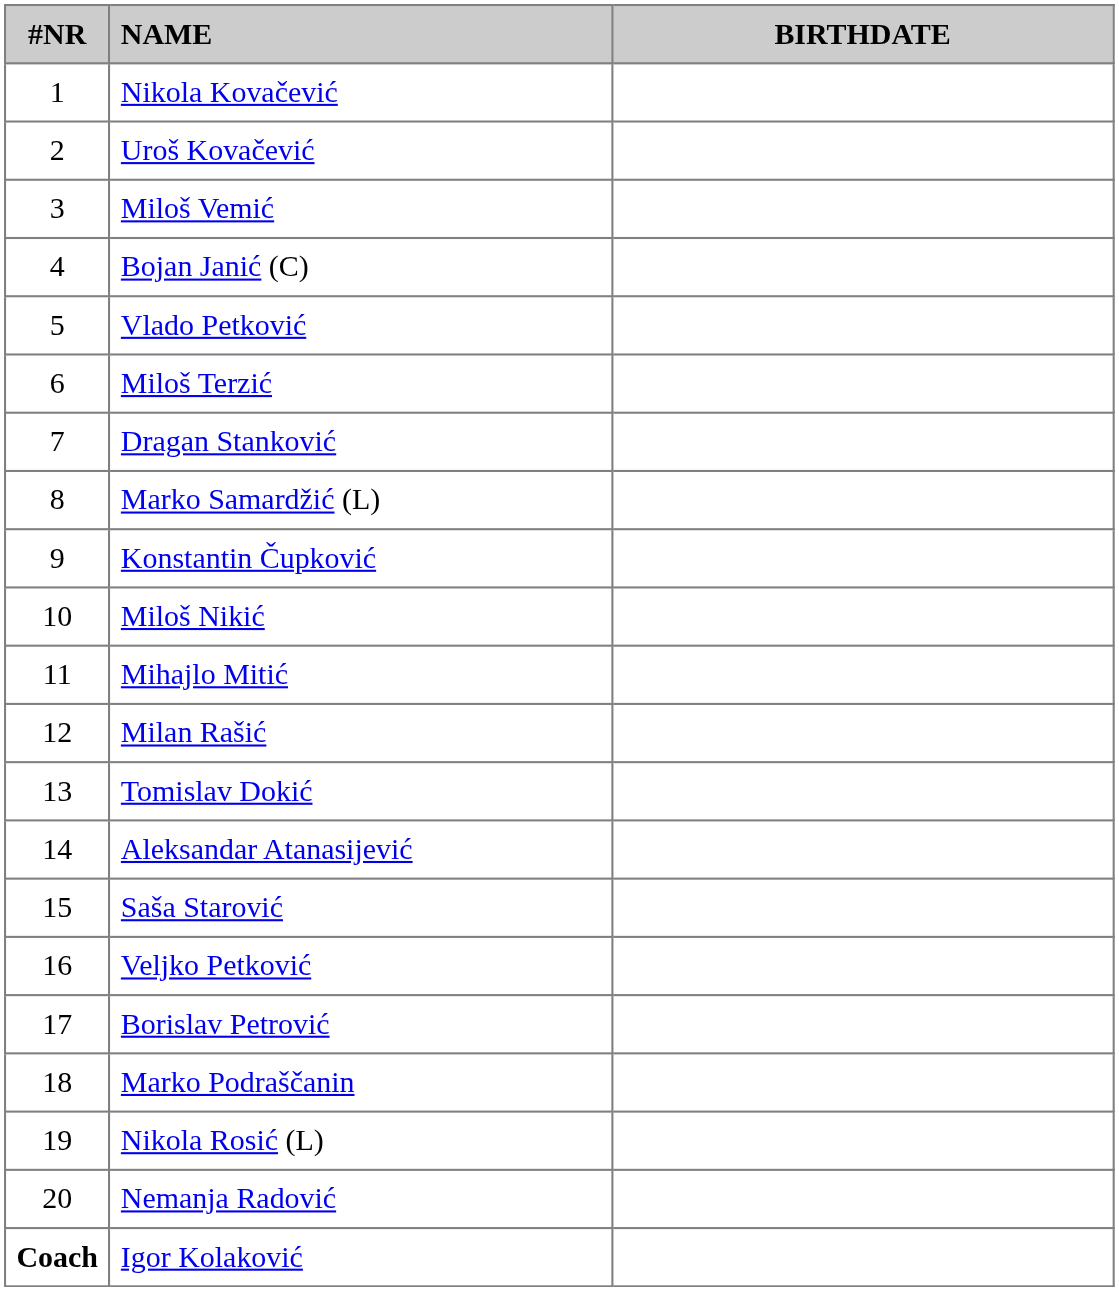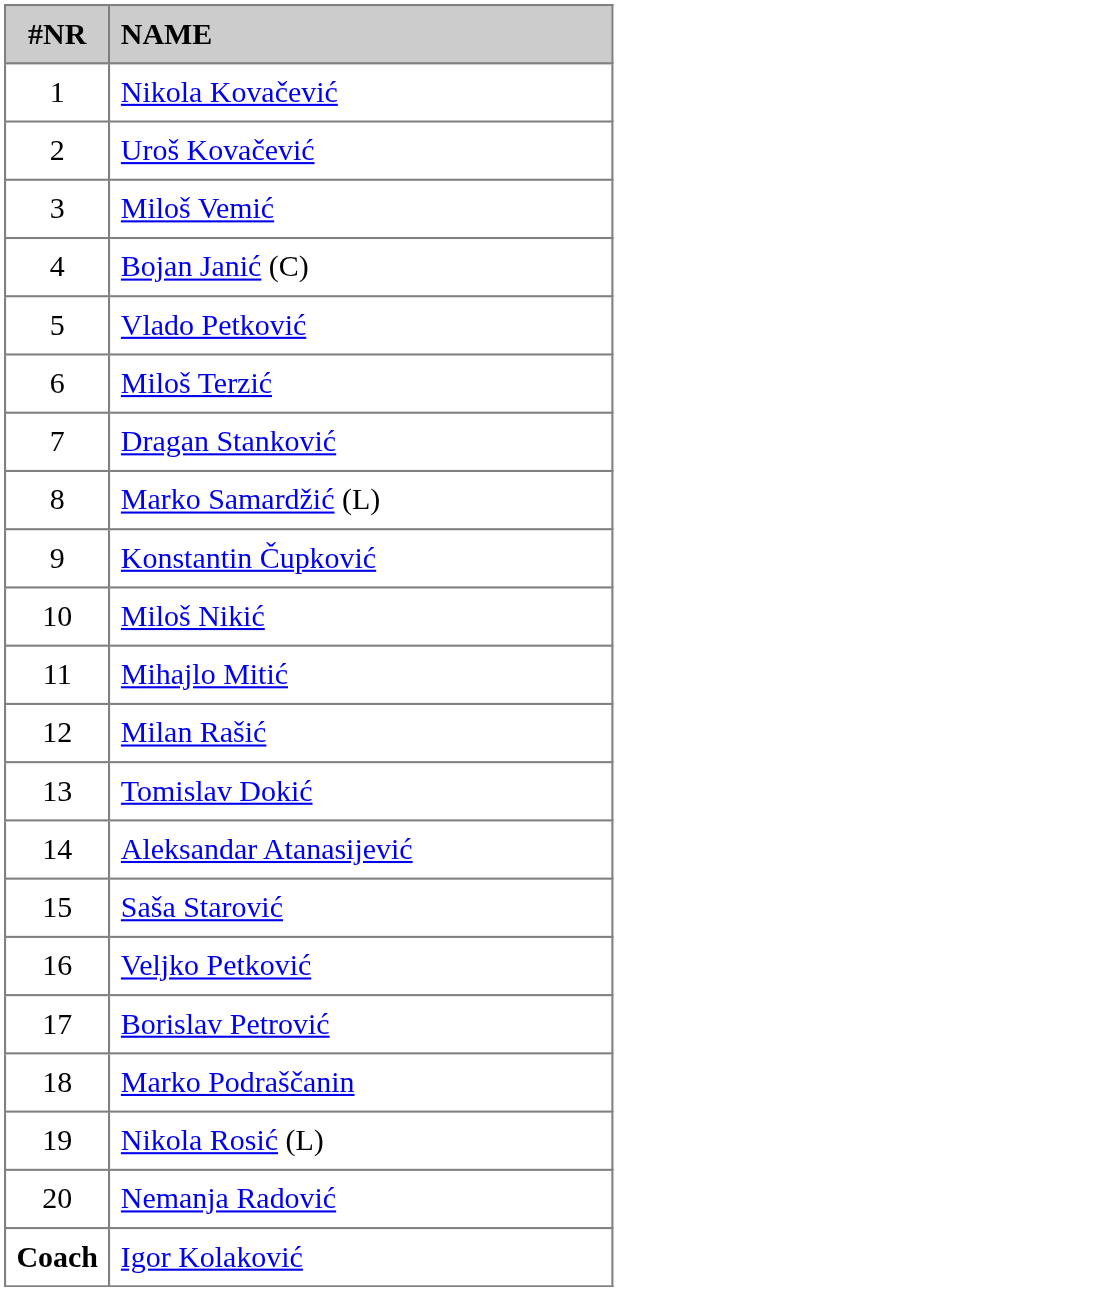- column: (863, 33)
